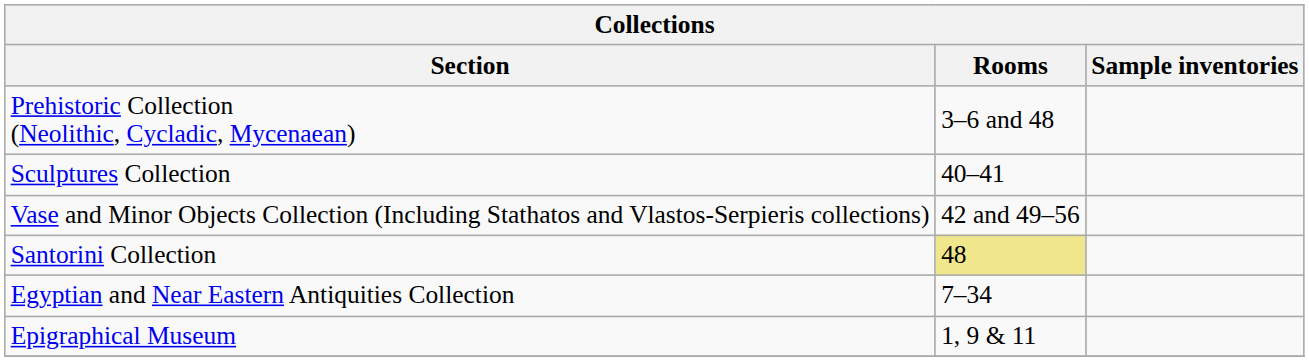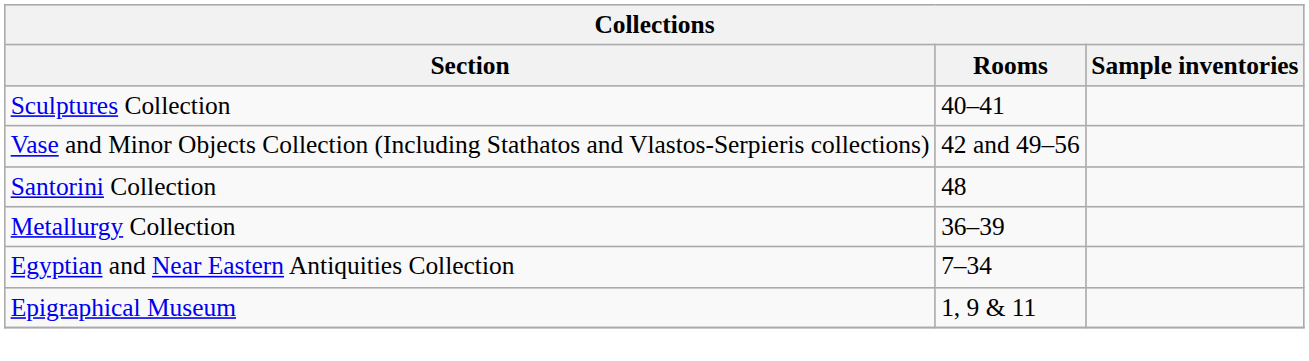- row: (183, 119)
(954, 255) khaki background -> (954, 186) no background
+ row: (123, 226)
